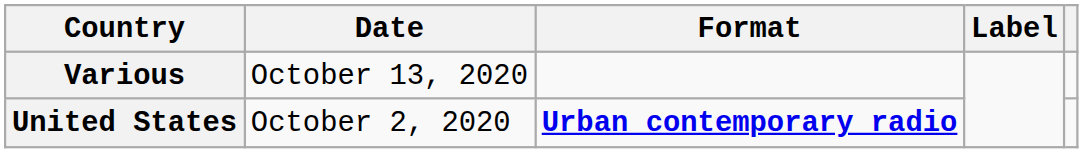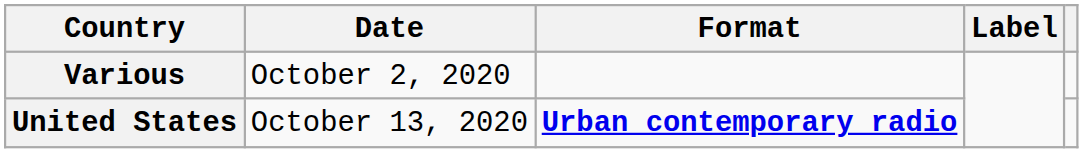(389, 76) October 13, 2020 -> (381, 76) October 2, 2020
(381, 123) October 2, 2020 -> (389, 123) October 13, 2020
